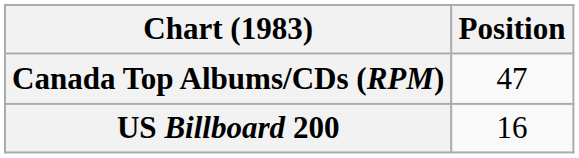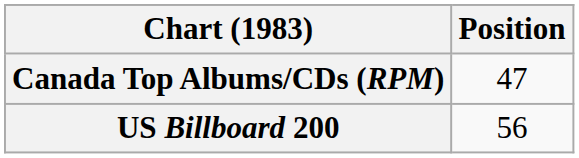(512, 127) 16 -> (512, 127) 56
